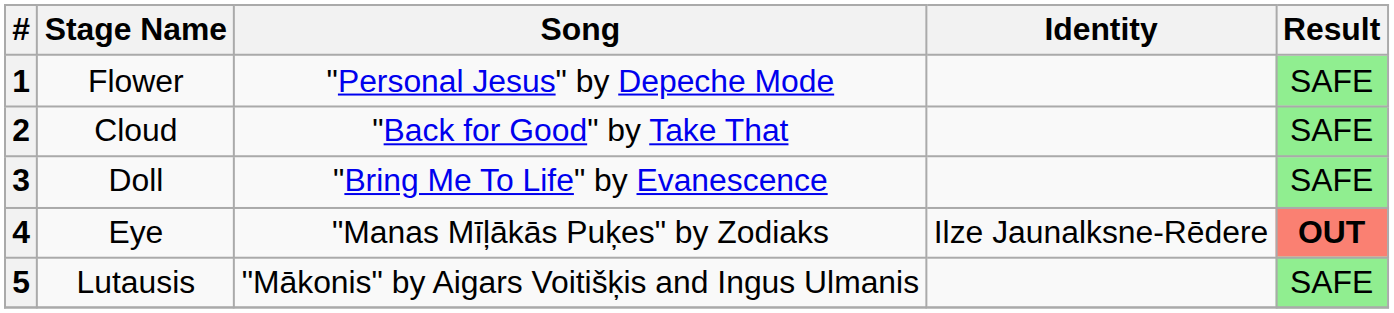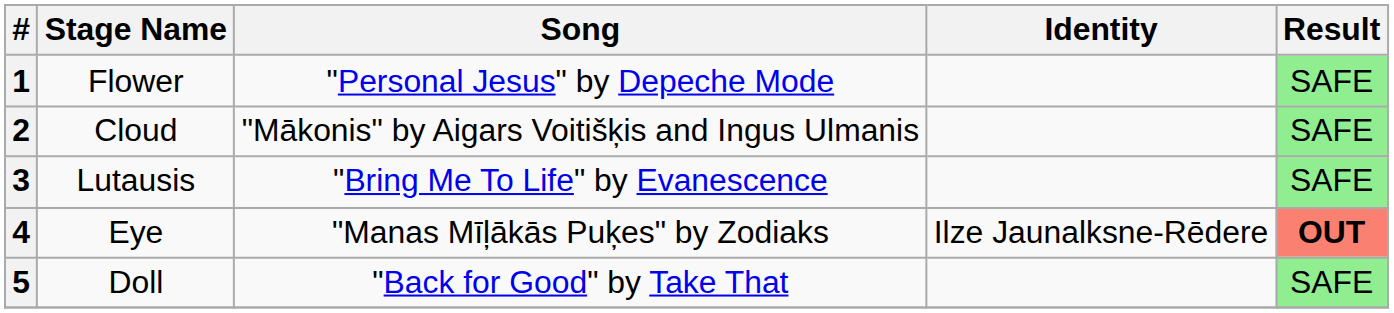(580, 130) "Back for Good" by Take That -> (580, 130) "Mākonis" by Aigars Voitišķis and Ingus Ulmanis
(136, 181) Doll -> (136, 181) Lutausis
(136, 282) Lutausis -> (136, 282) Doll
(580, 282) "Mākonis" by Aigars Voitišķis and Ingus Ulmanis -> (580, 282) "Back for Good" by Take That
